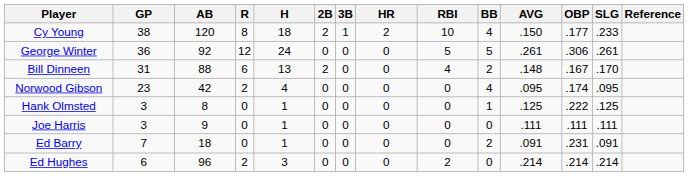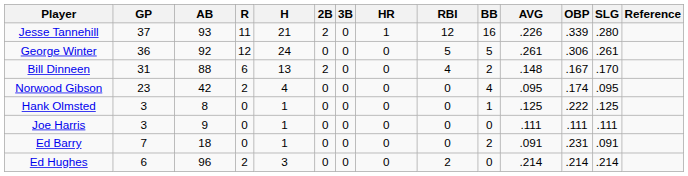- row: (59, 32)
+ row: (59, 32)
